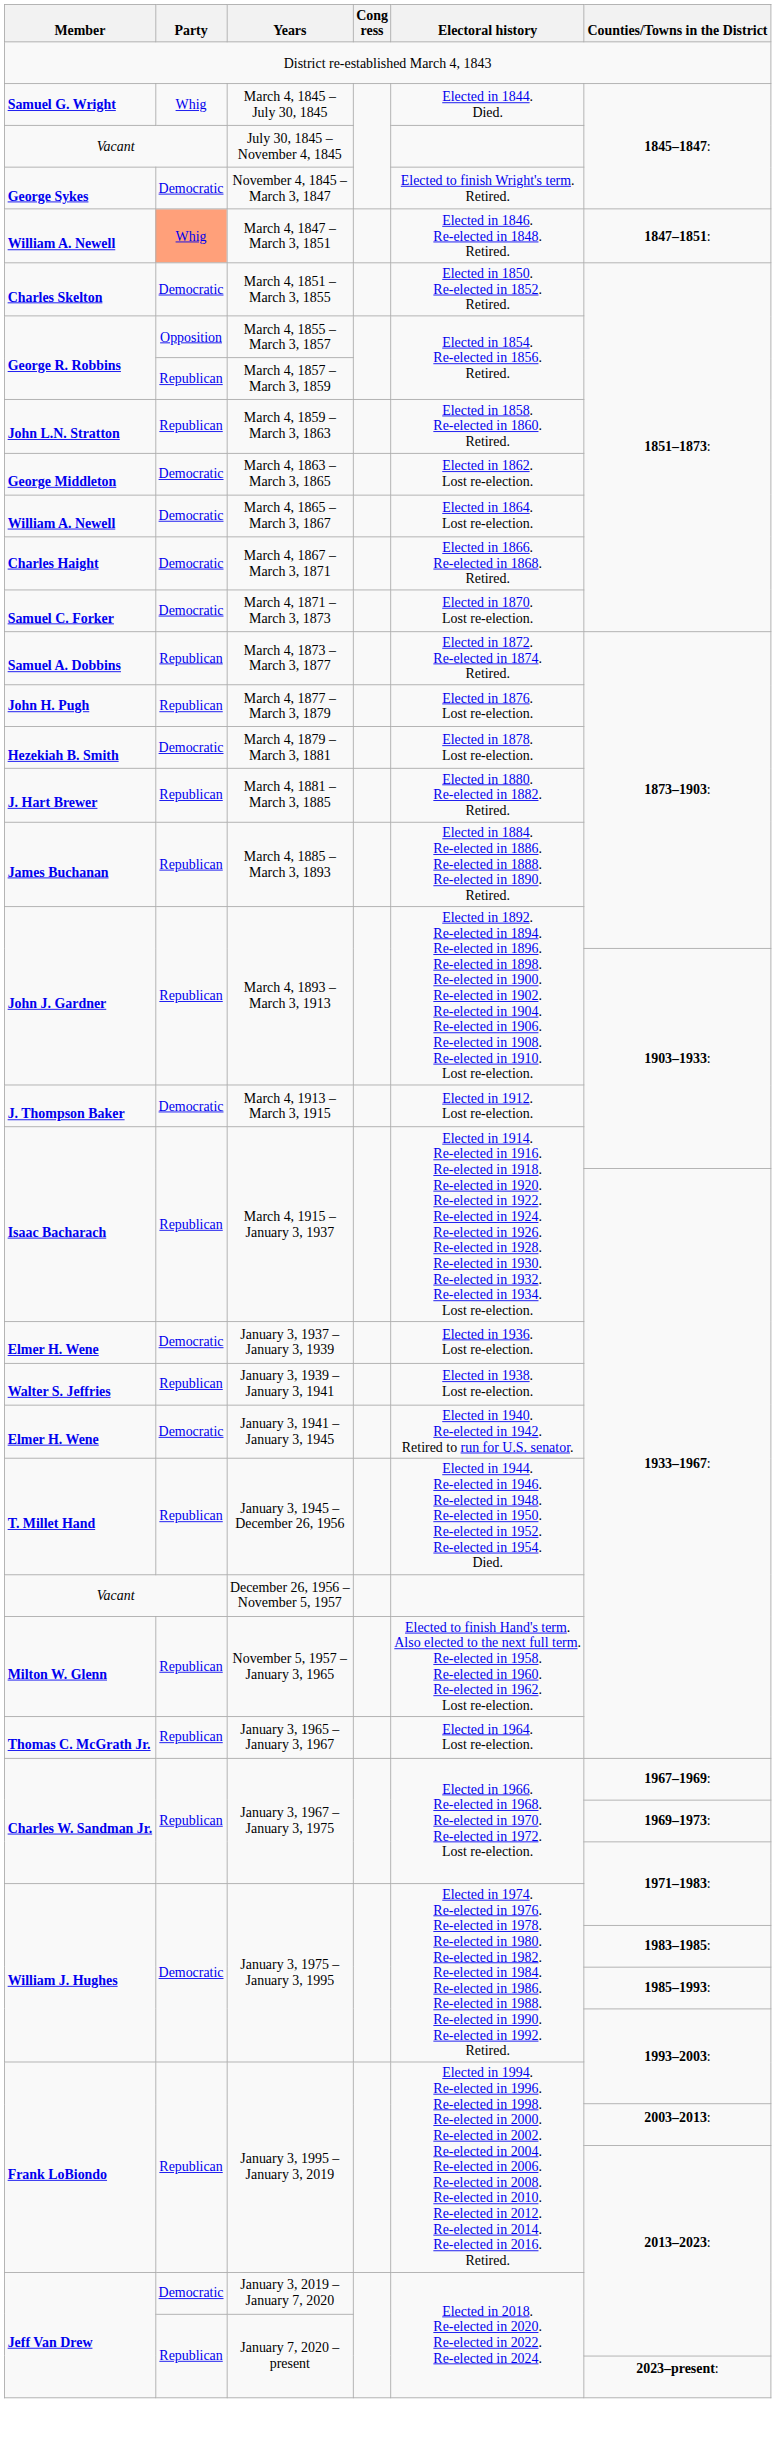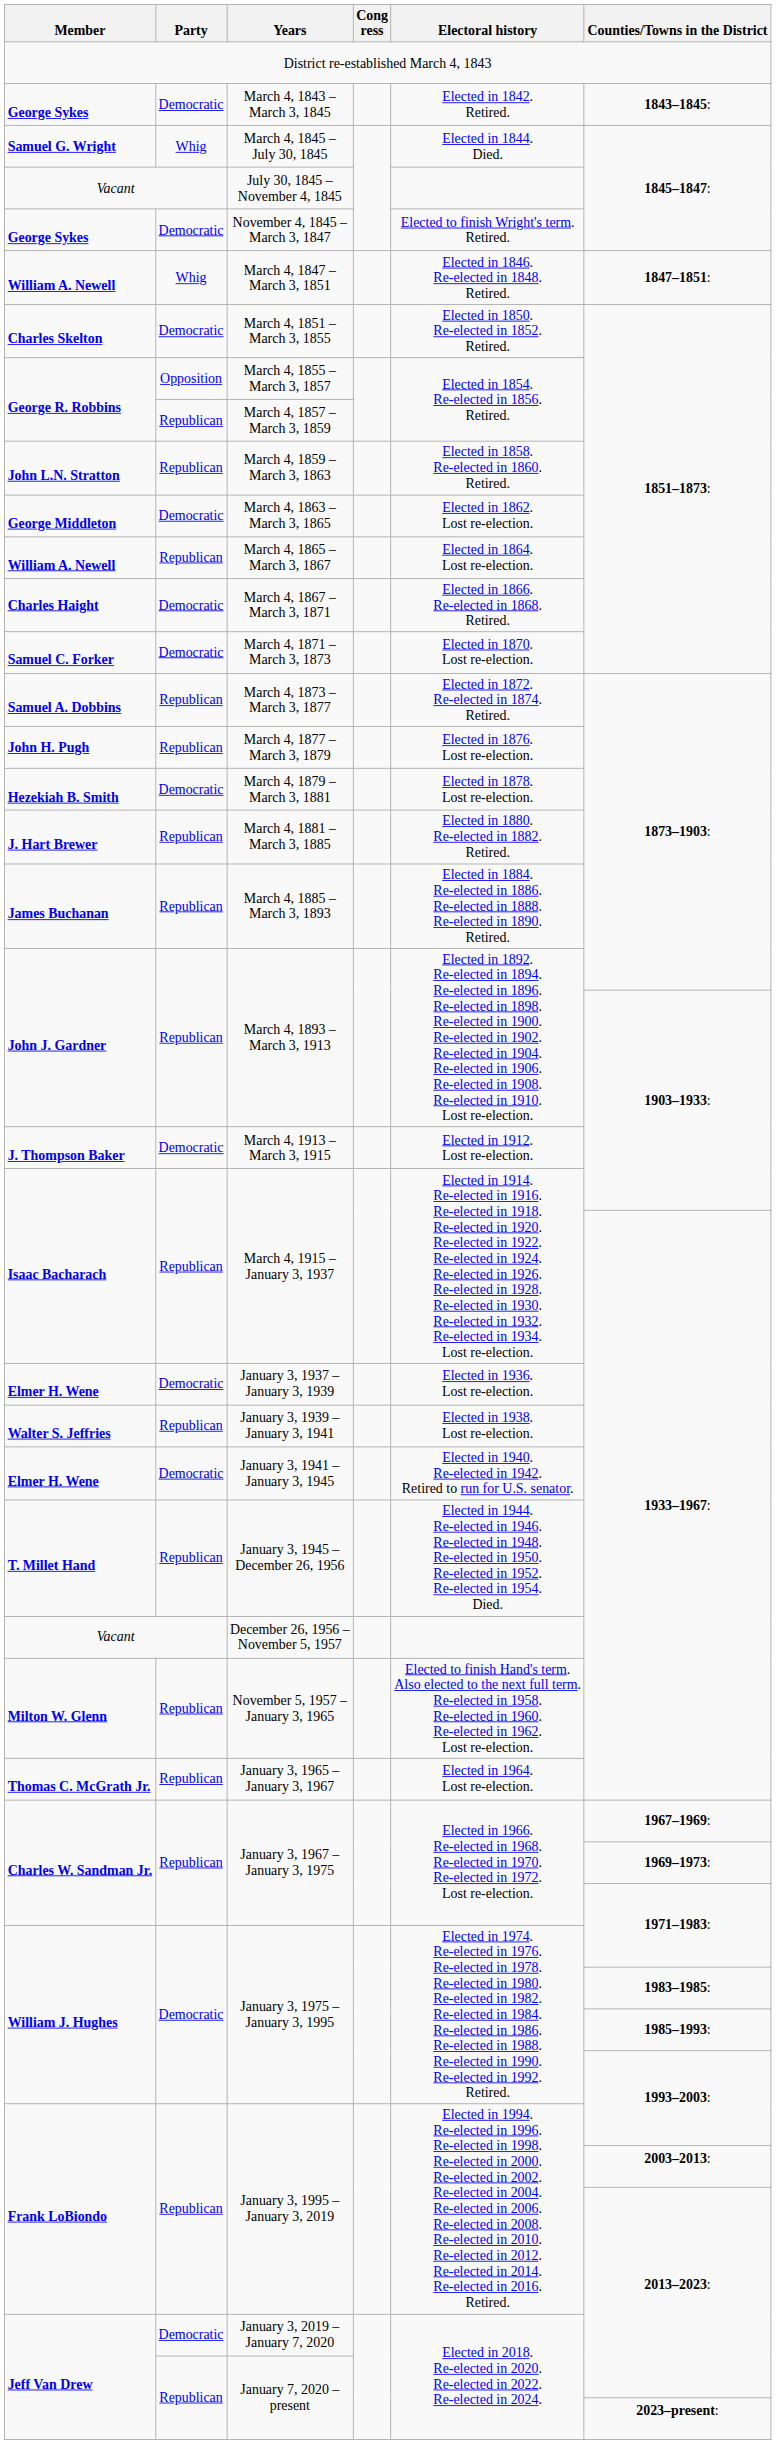+ row: (48, 112)
(191, 235) lightsalmon background -> (191, 277) no background
(191, 515) Democratic -> (191, 557) Republican
